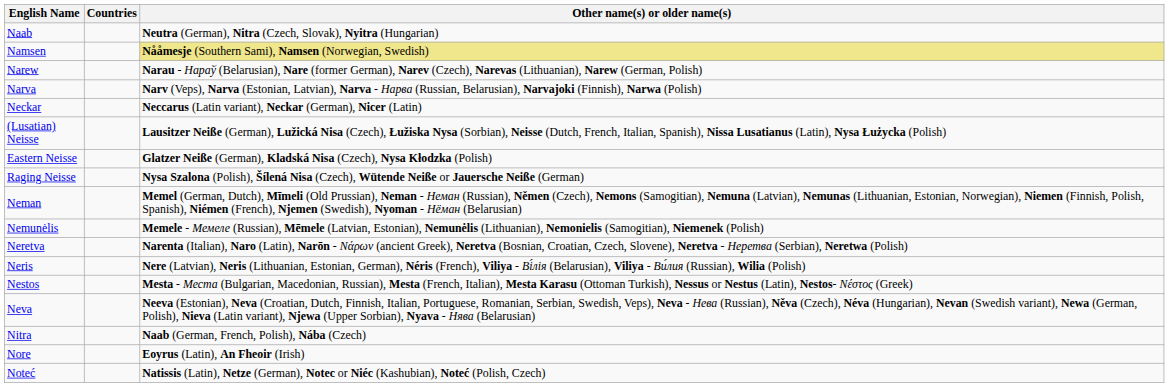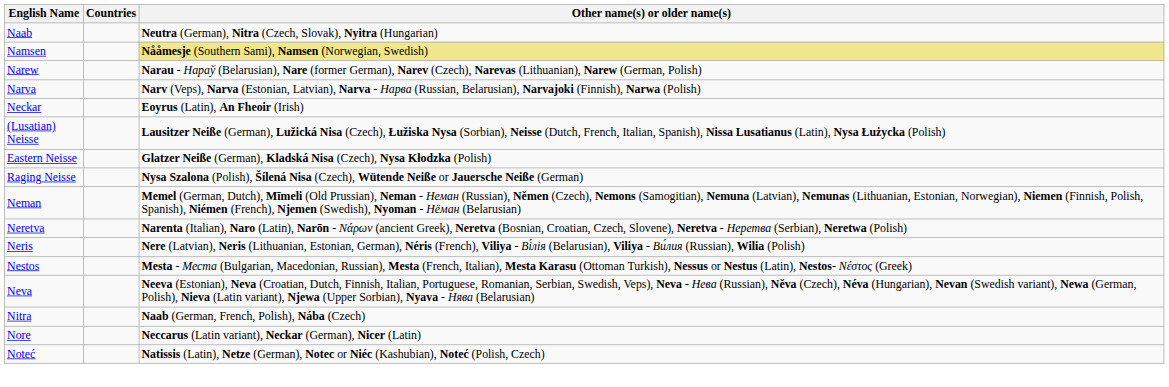(282, 107) Neccarus (Latin variant), Neckar (German), Nicer (Latin) -> (223, 107) Eoyrus (Latin), An Fheoir (Irish)
- row: (33, 228)
(223, 354) Eoyrus (Latin), An Fheoir (Irish) -> (281, 335) Neccarus (Latin variant), Neckar (German), Nicer (Latin)
